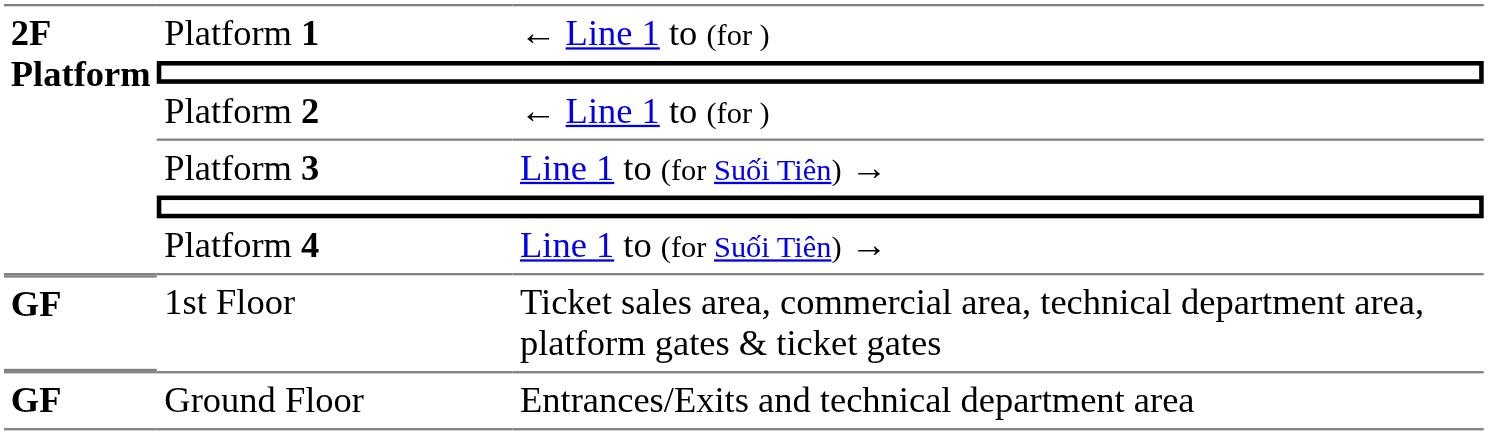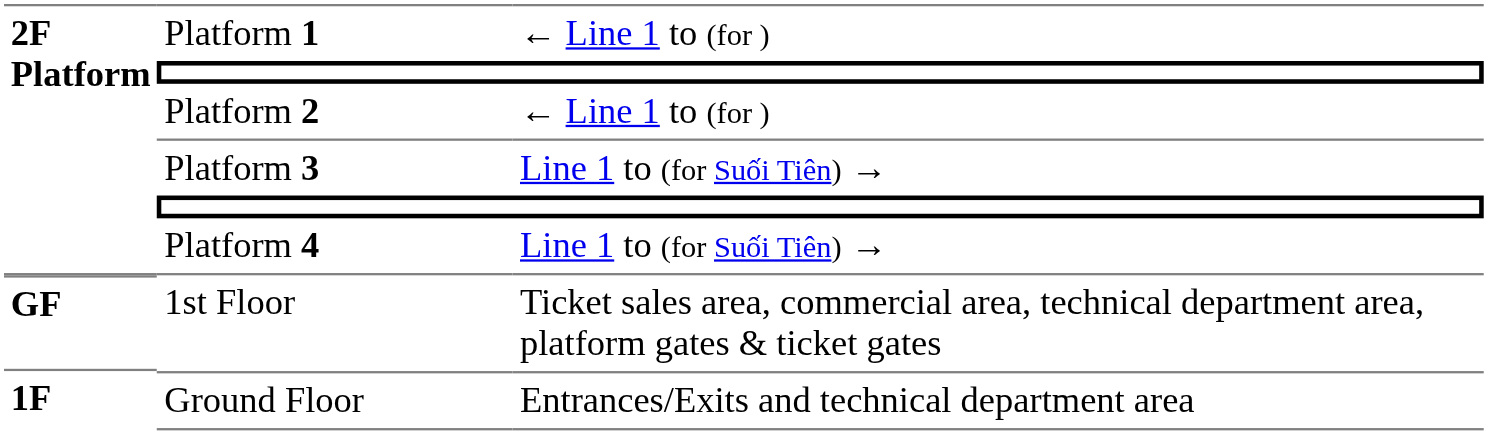(36, 400) GF -> (31, 397) 1F
